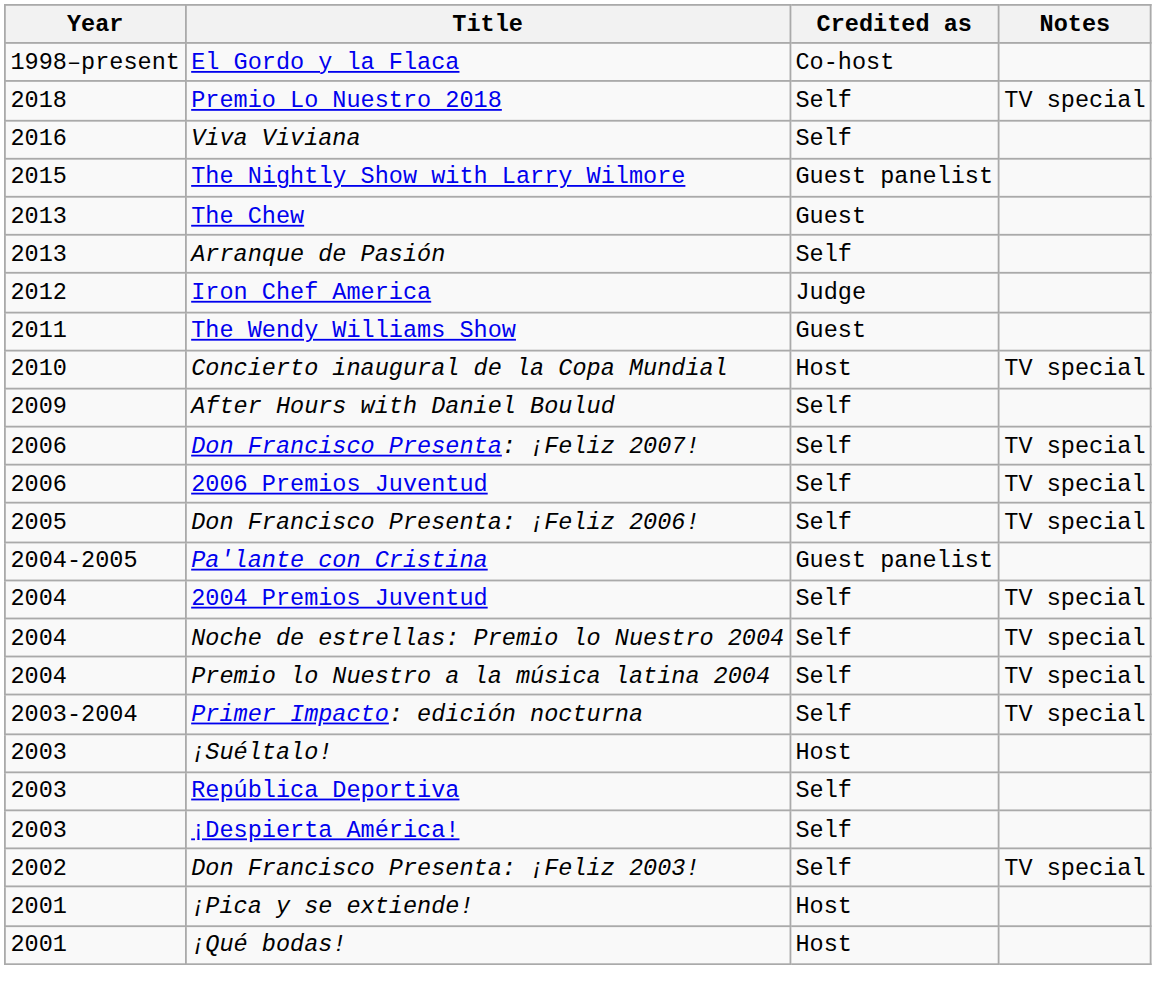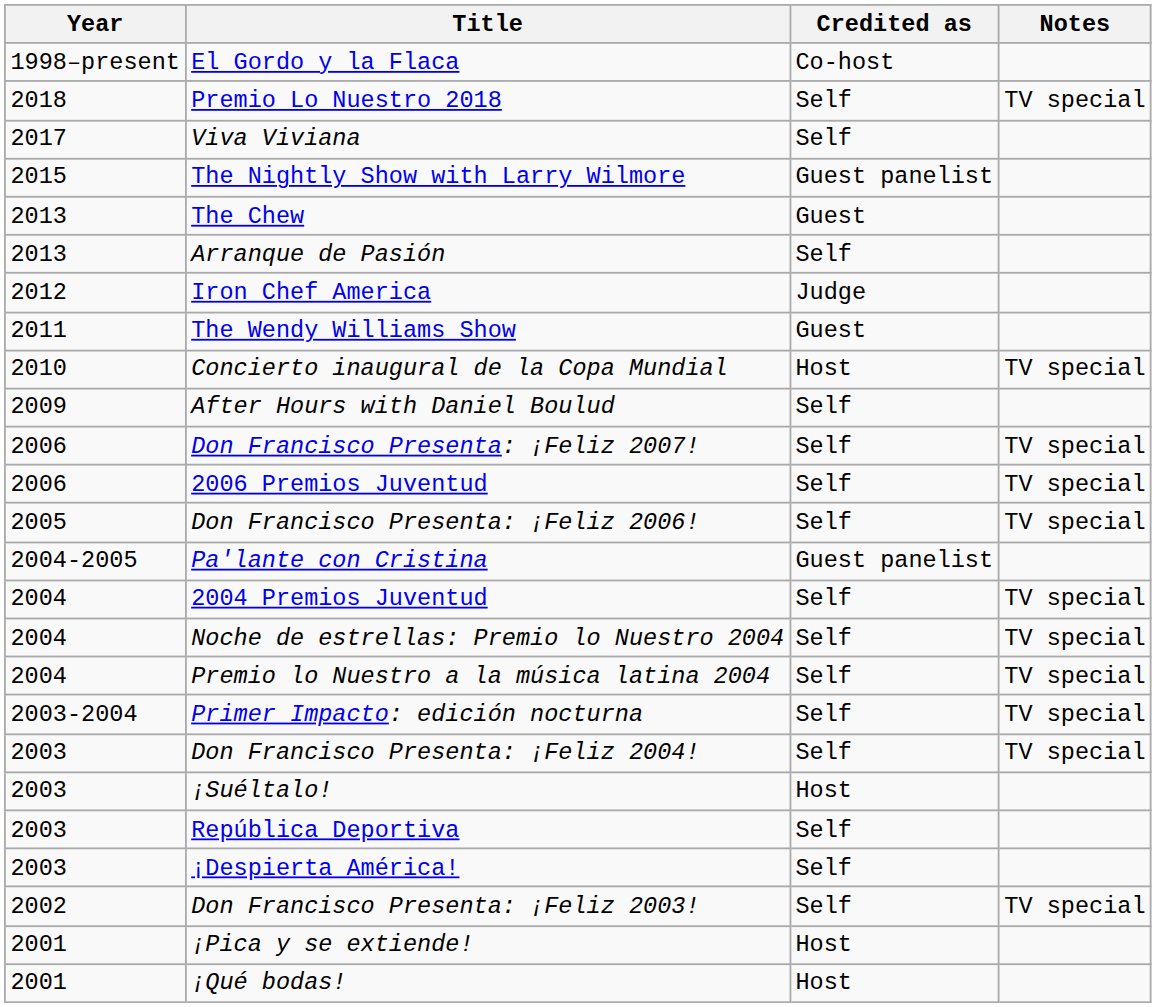(39, 139) 2016 -> (39, 139) 2017
+ row: (445, 753)
